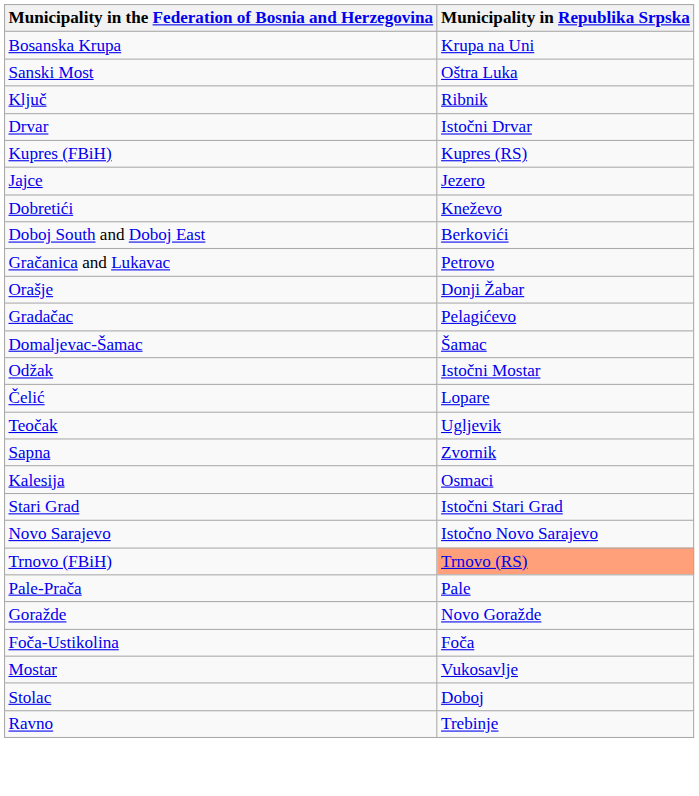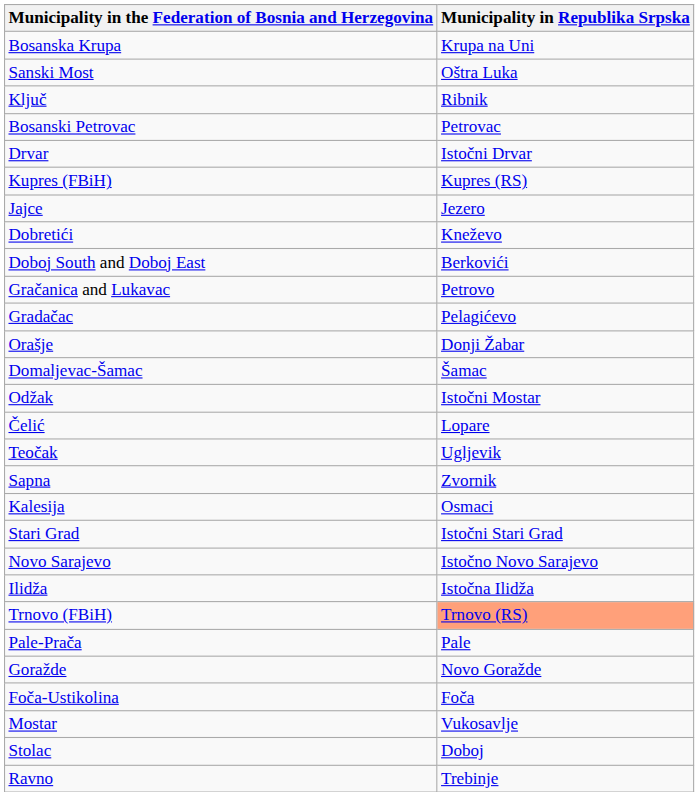+ row: (72, 126)
rows swapped: (41, 316) <-> (31, 289)
+ row: (28, 588)
